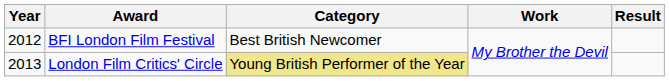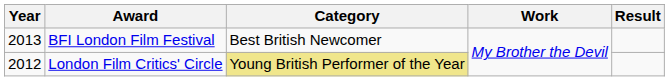(25, 40) 2012 -> (25, 40) 2013
(25, 64) 2013 -> (25, 64) 2012
